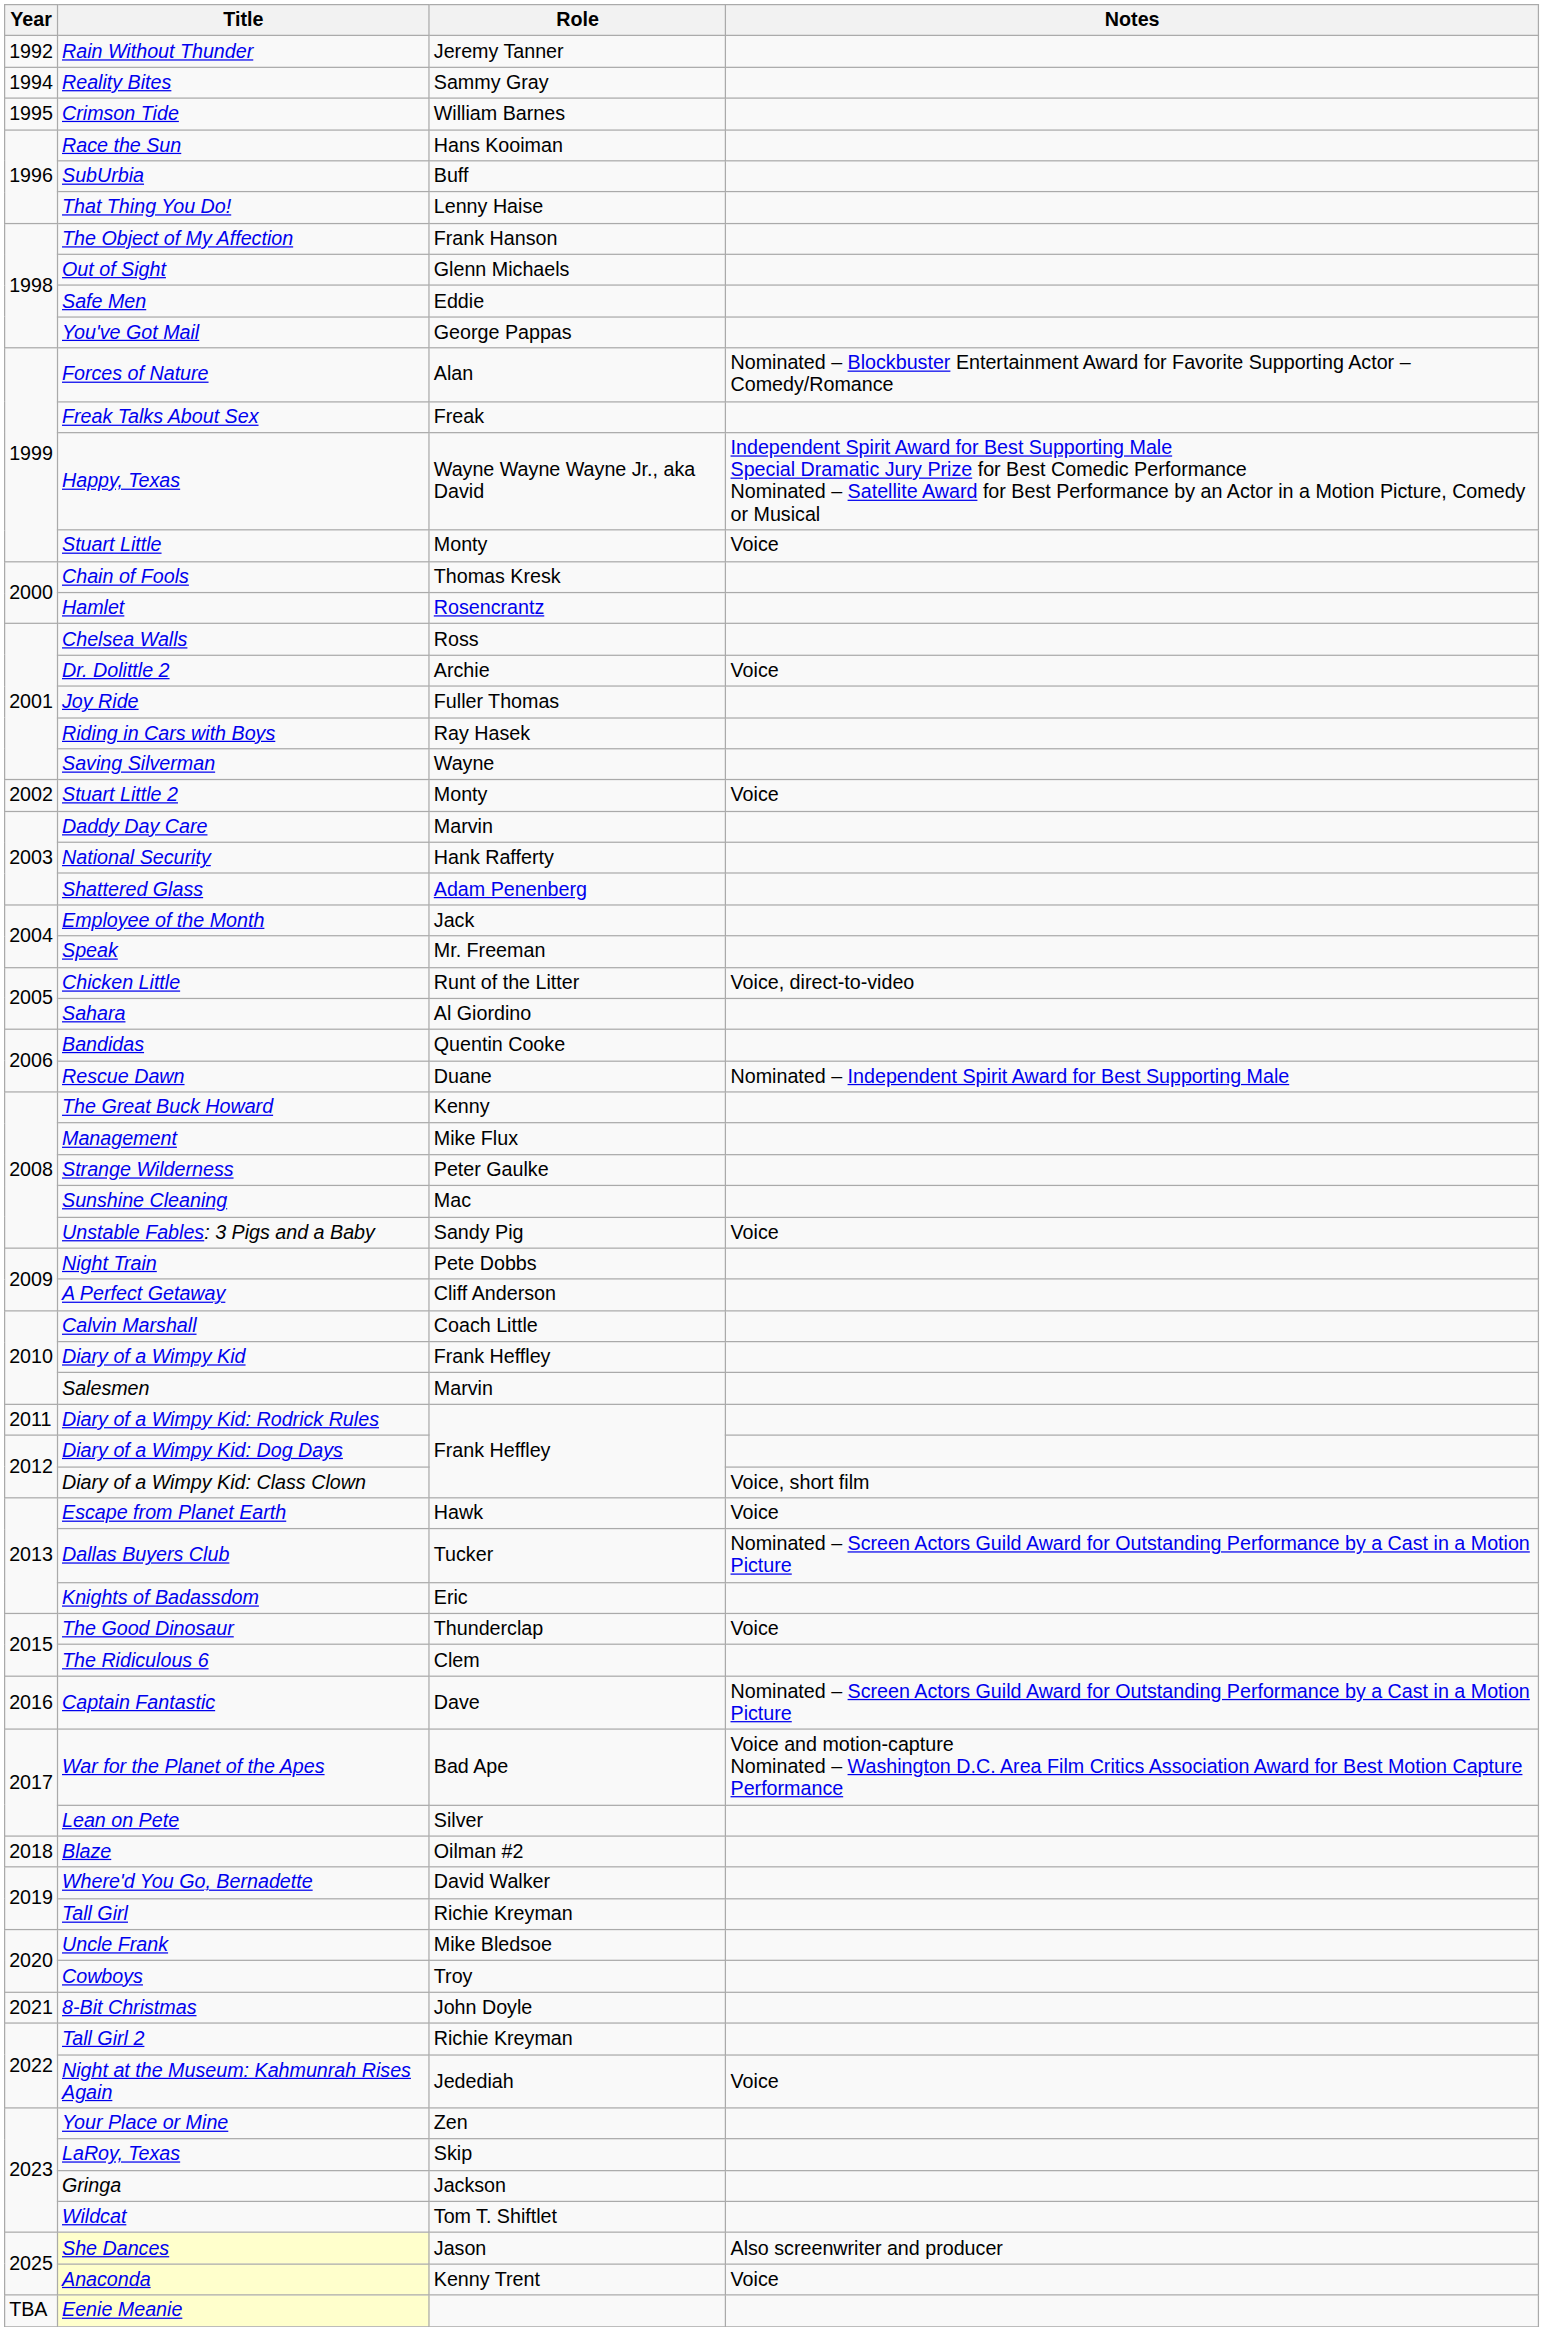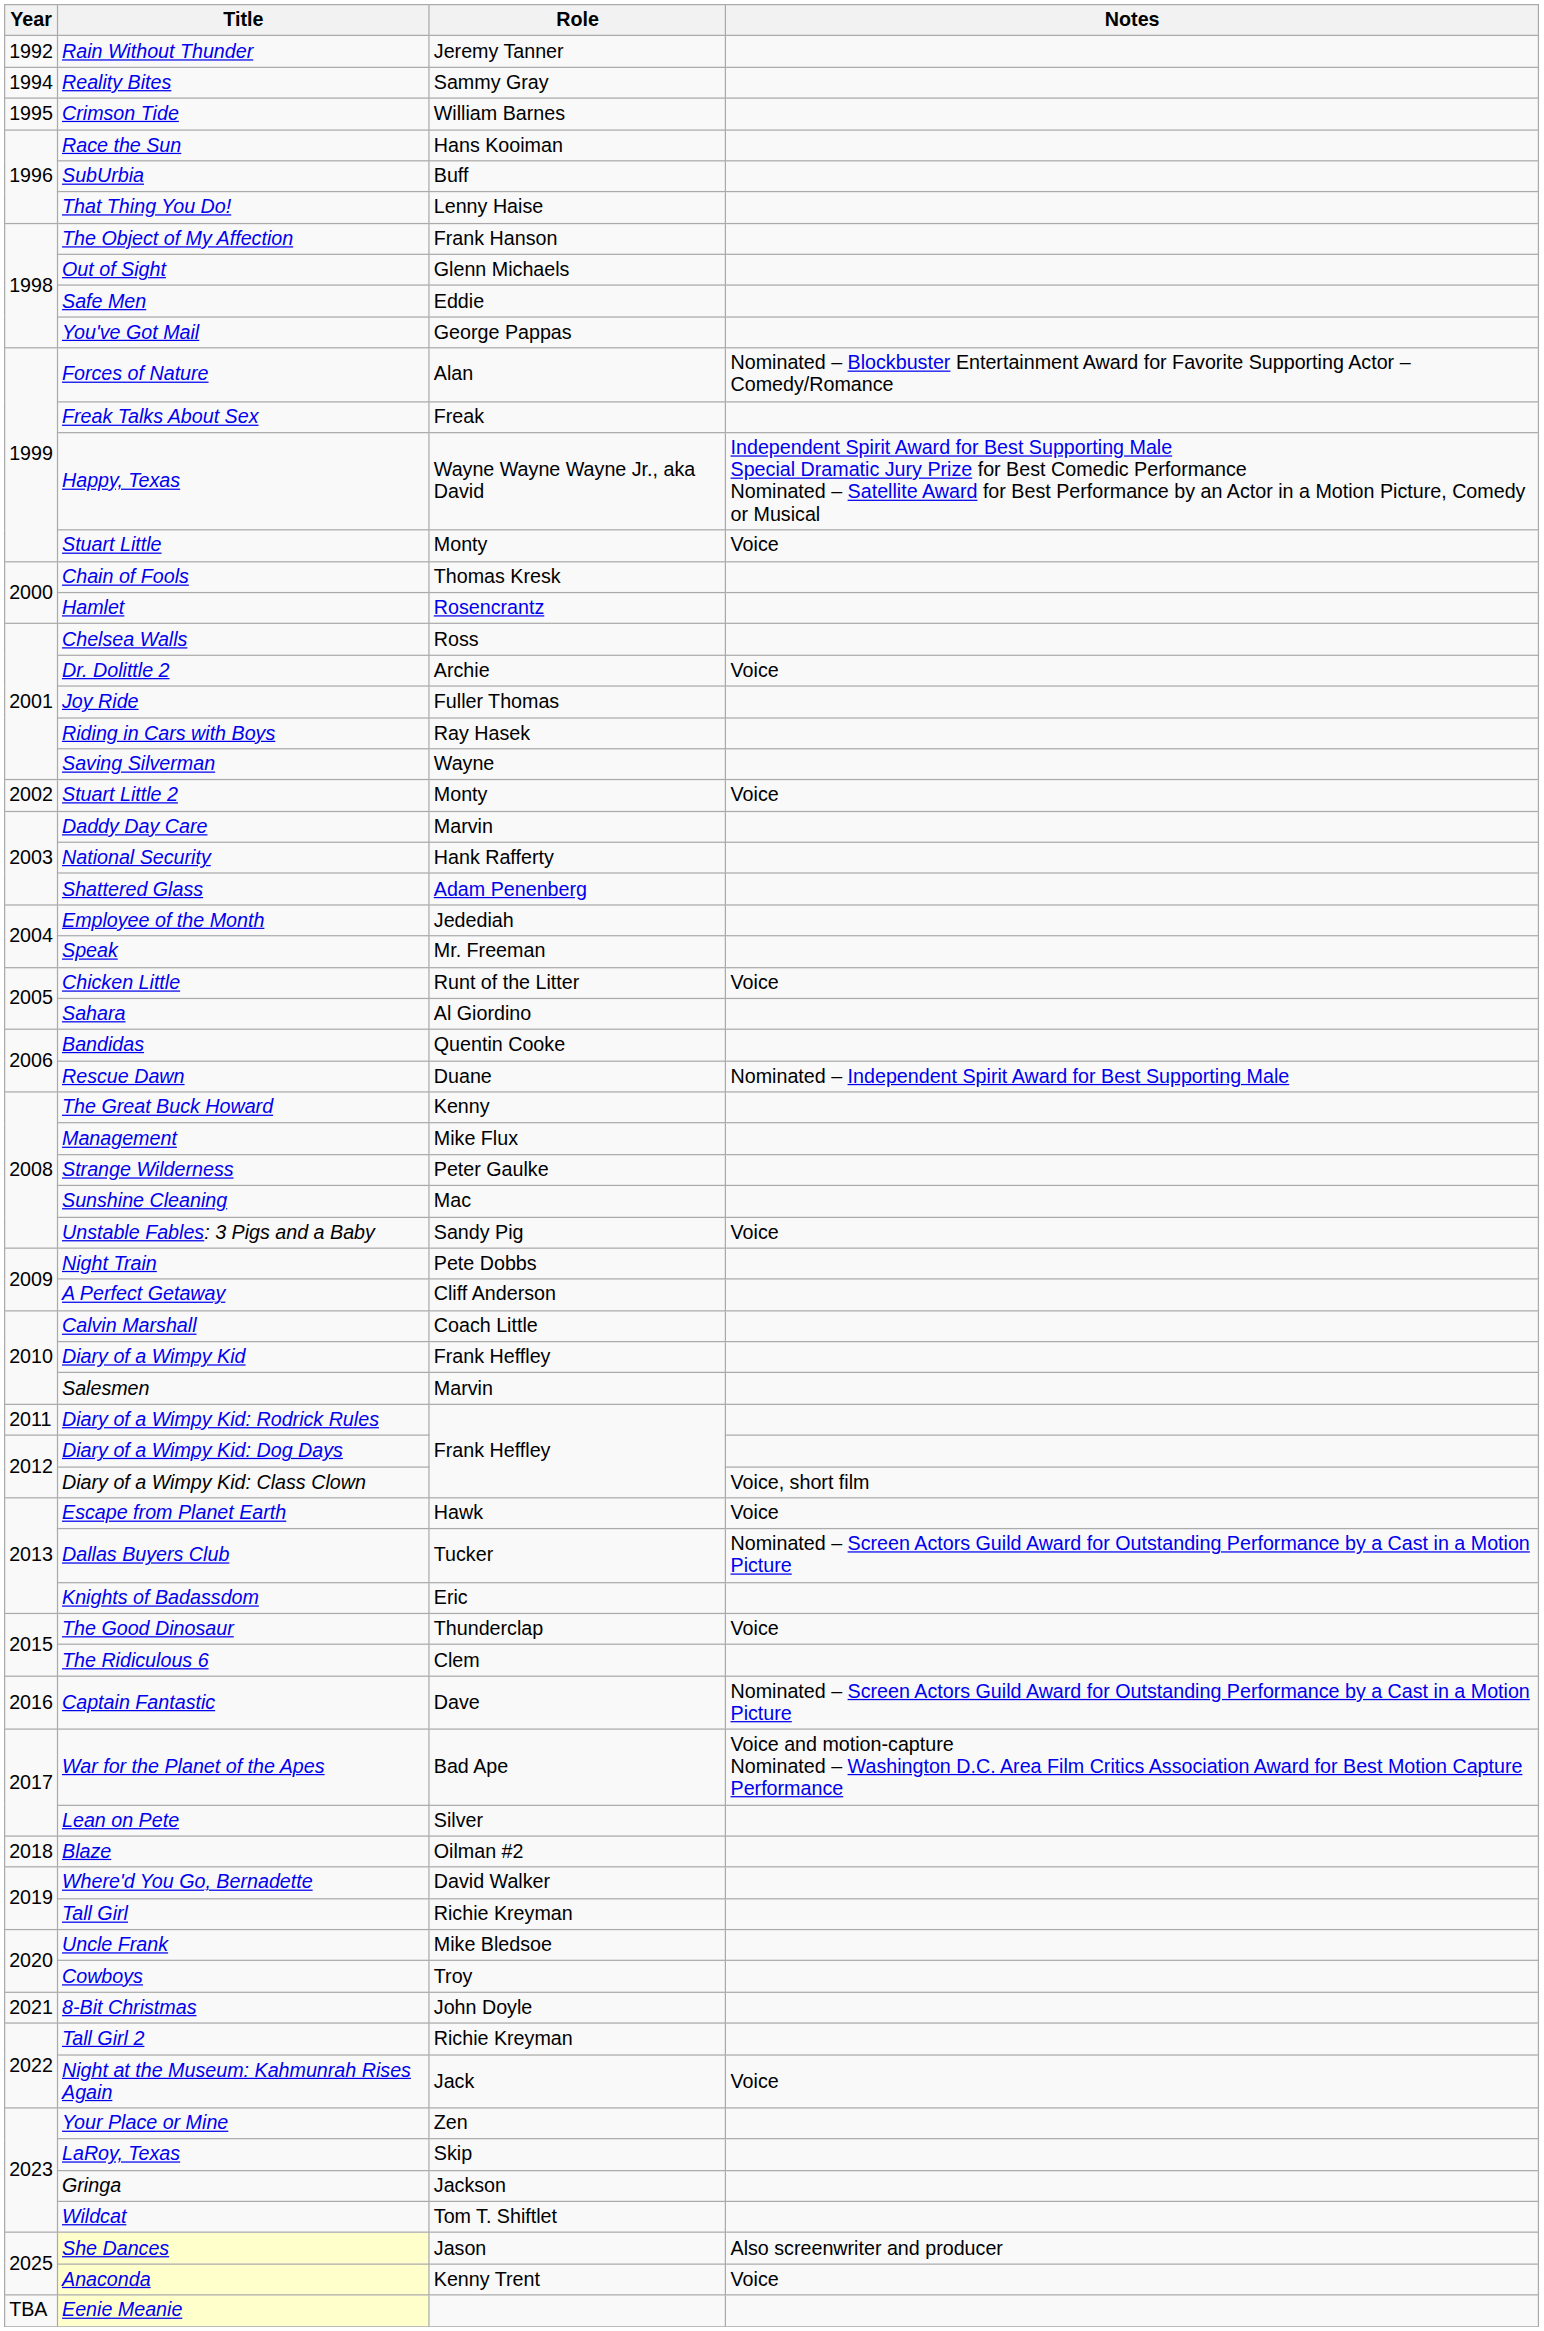(454, 920) Jack -> (474, 920) Jedediah
(822, 982) Voice, direct-to-video -> (755, 982) Voice
(474, 2080) Jedediah -> (454, 2080) Jack
